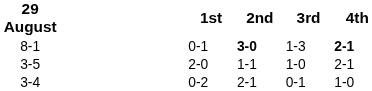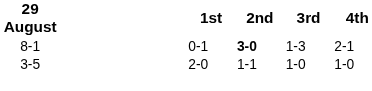(344, 46) bold -> (344, 46) normal
(344, 64) 2-1 -> (344, 64) 1-0
- row: (30, 83)
